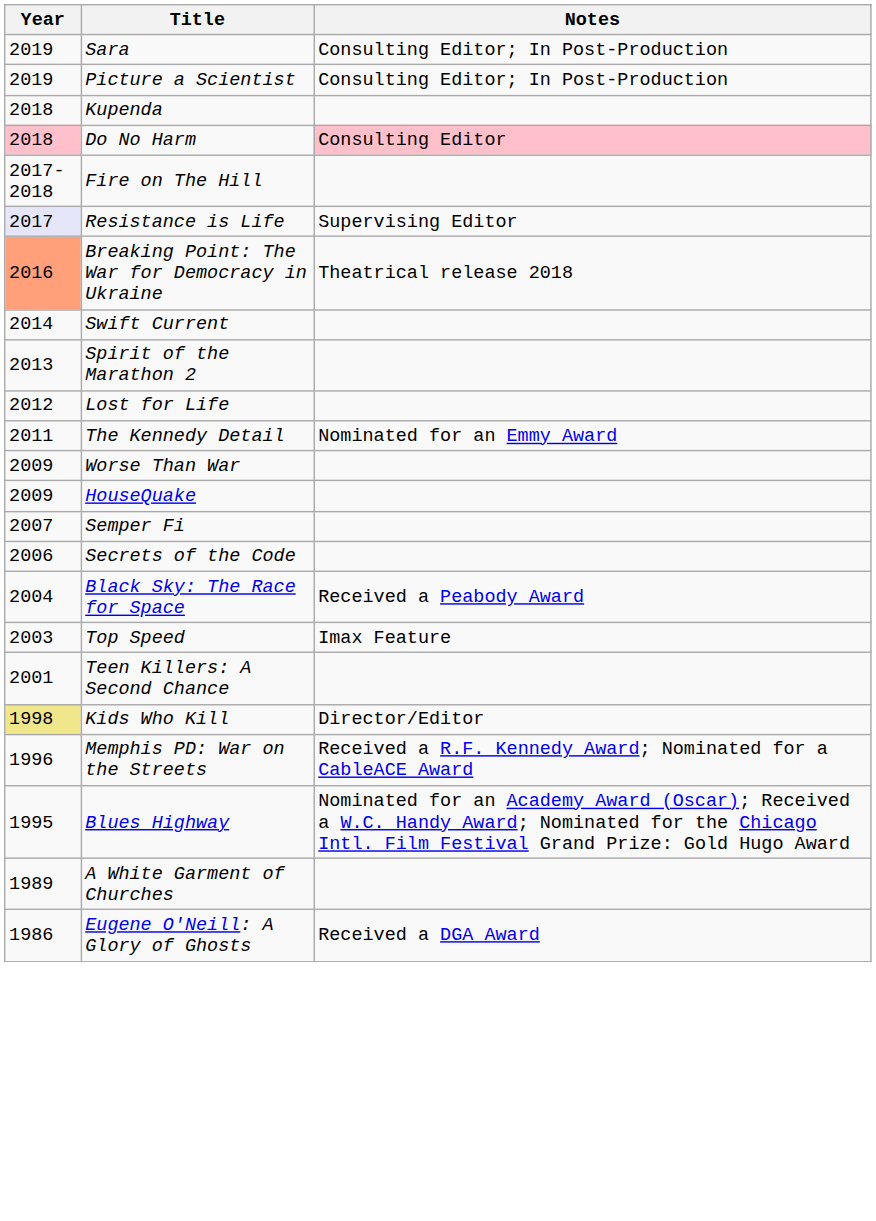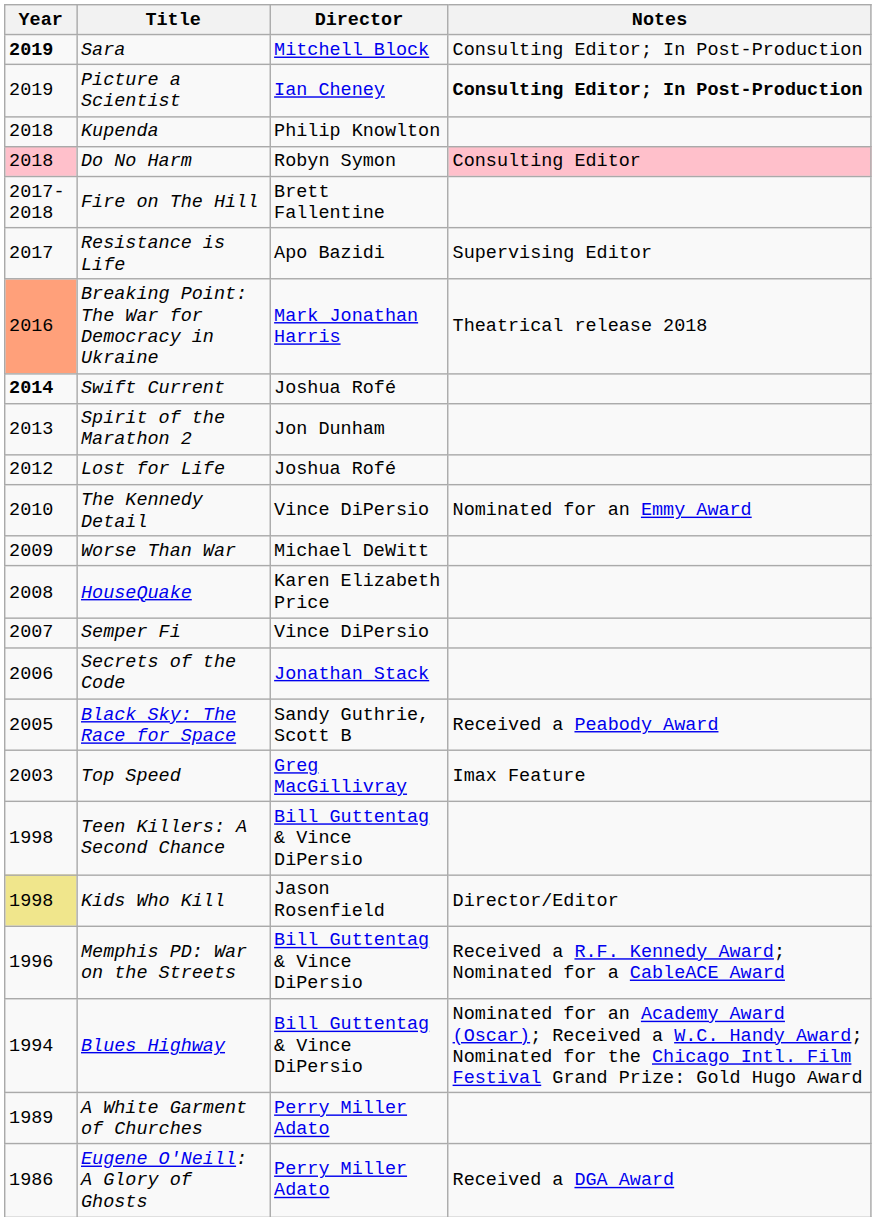+ column: (359, 20)
(31, 50) normal -> (31, 50) bold
(523, 80) normal -> (658, 91) bold
(31, 222) lavender background -> (31, 254) no background
(31, 324) normal -> (31, 388) bold
(31, 436) 2011 -> (31, 510) 2010
(31, 496) 2009 -> (31, 592) 2008
(31, 597) 2004 -> (31, 725) 2005
(31, 678) 2001 -> (31, 838) 1998
(31, 822) 1995 -> (31, 1046) 1994
